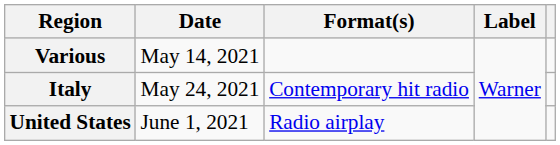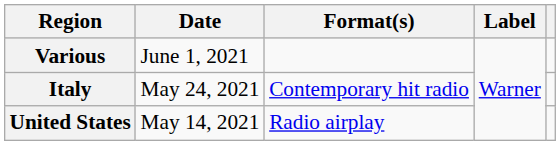(200, 55) May 14, 2021 -> (195, 55) June 1, 2021
(195, 122) June 1, 2021 -> (200, 122) May 14, 2021
